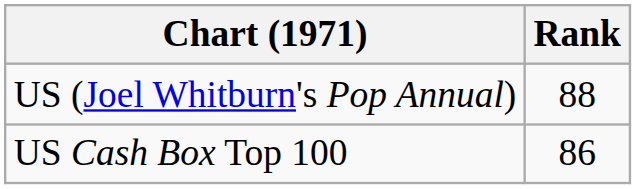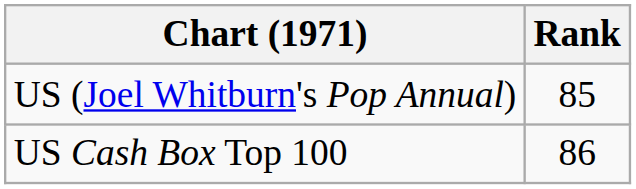(577, 93) 88 -> (577, 93) 85
